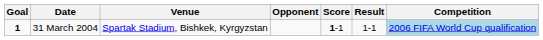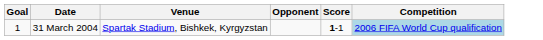- column: (369, 12)
(17, 27) bold -> (17, 27) normal
